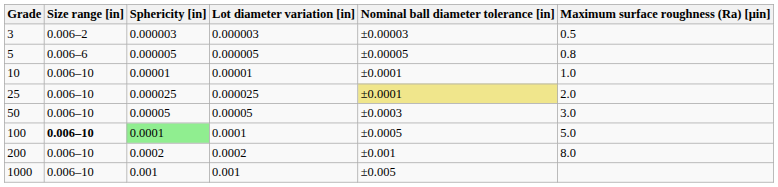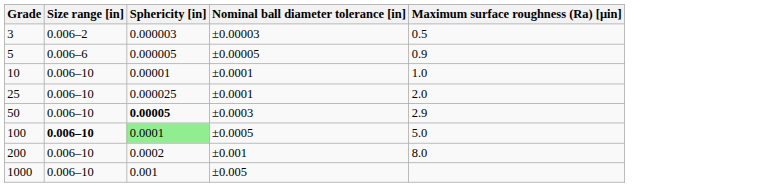- column: (284, 14)
(568, 53) 0.8 -> (419, 53) 0.9
(381, 93) khaki background -> (233, 93) no background
(150, 113) normal -> (150, 113) bold
(568, 113) 3.0 -> (419, 113) 2.9
